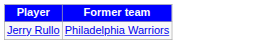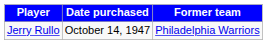+ column: (107, 13)
